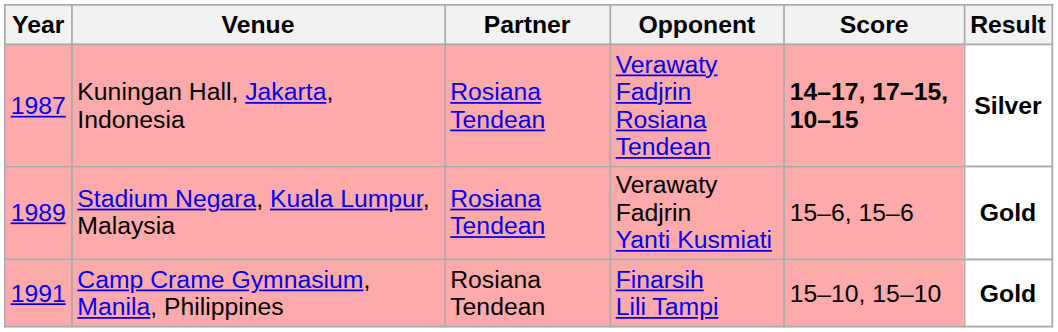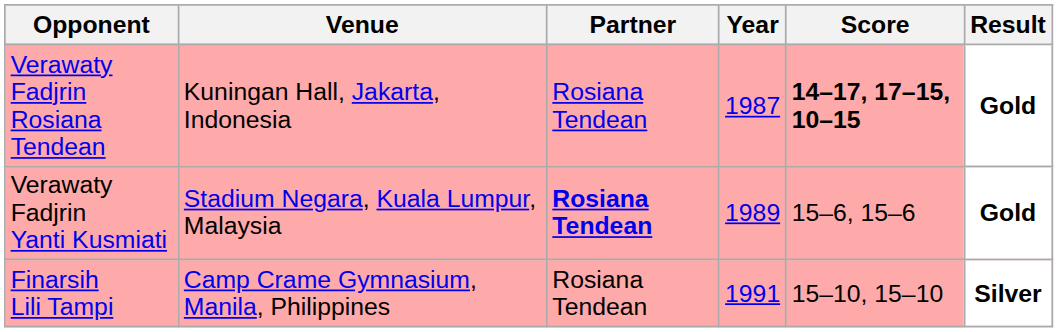columns swapped: (38, 25) <-> (697, 25)
(1008, 105) Silver -> (1008, 105) Gold
(498, 213) normal -> (602, 213) bold
(1008, 294) Gold -> (1008, 294) Silver
